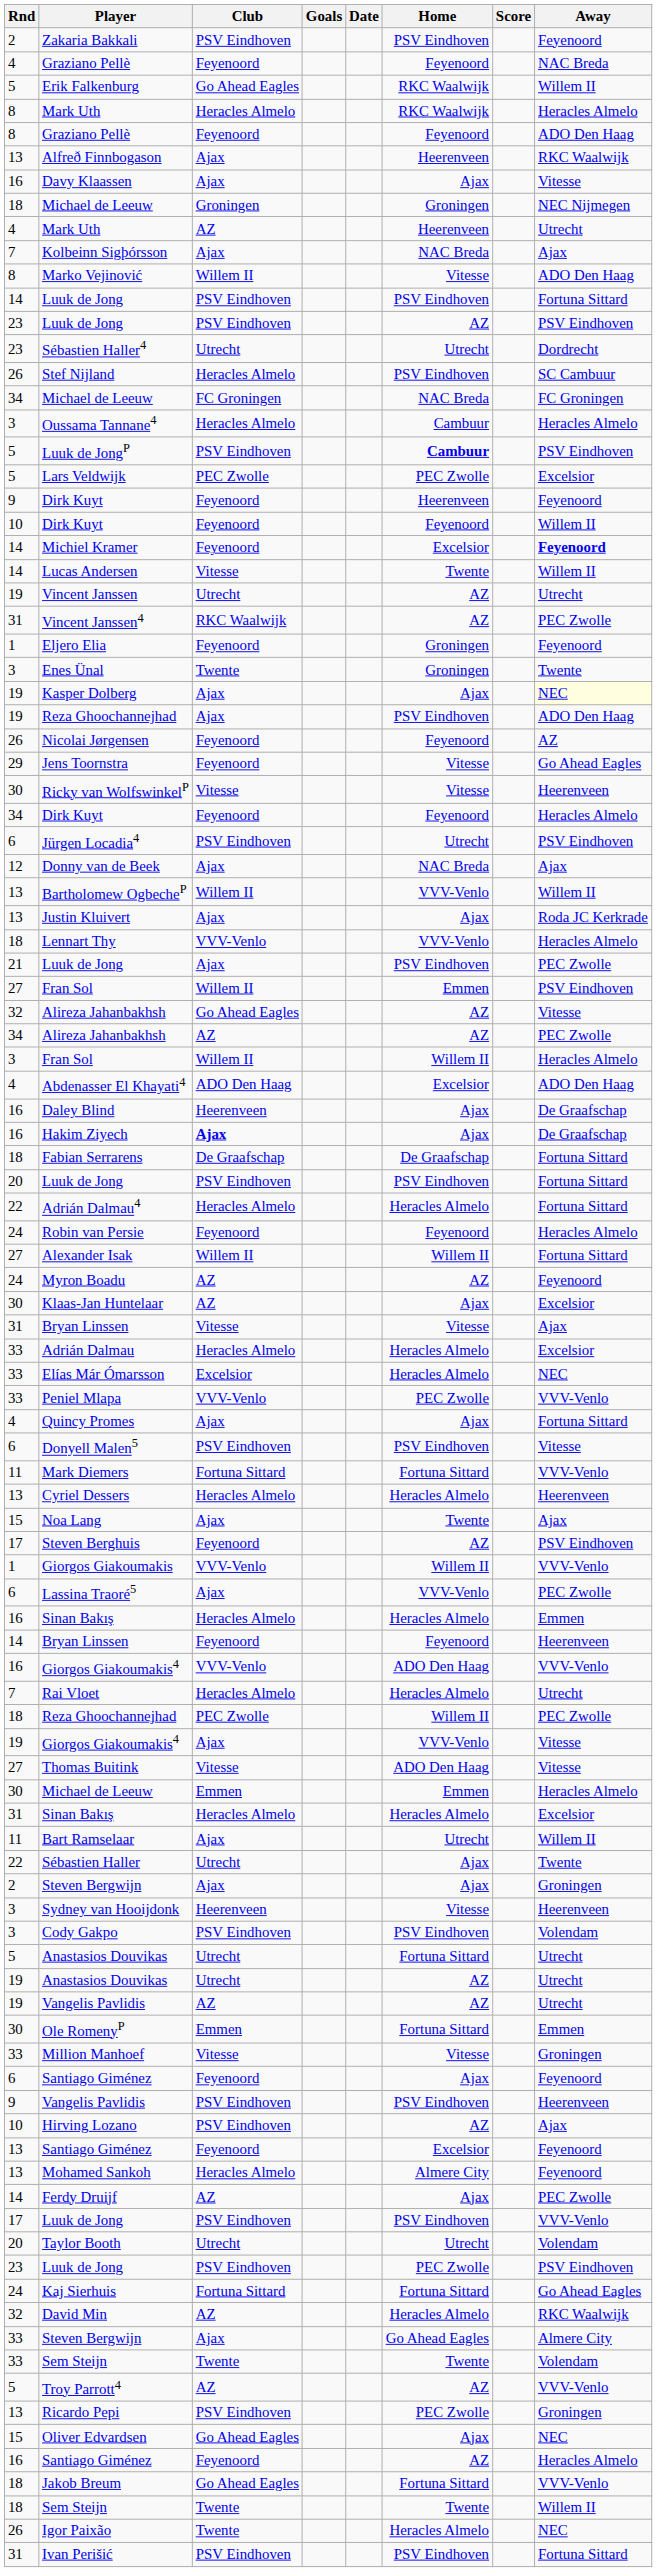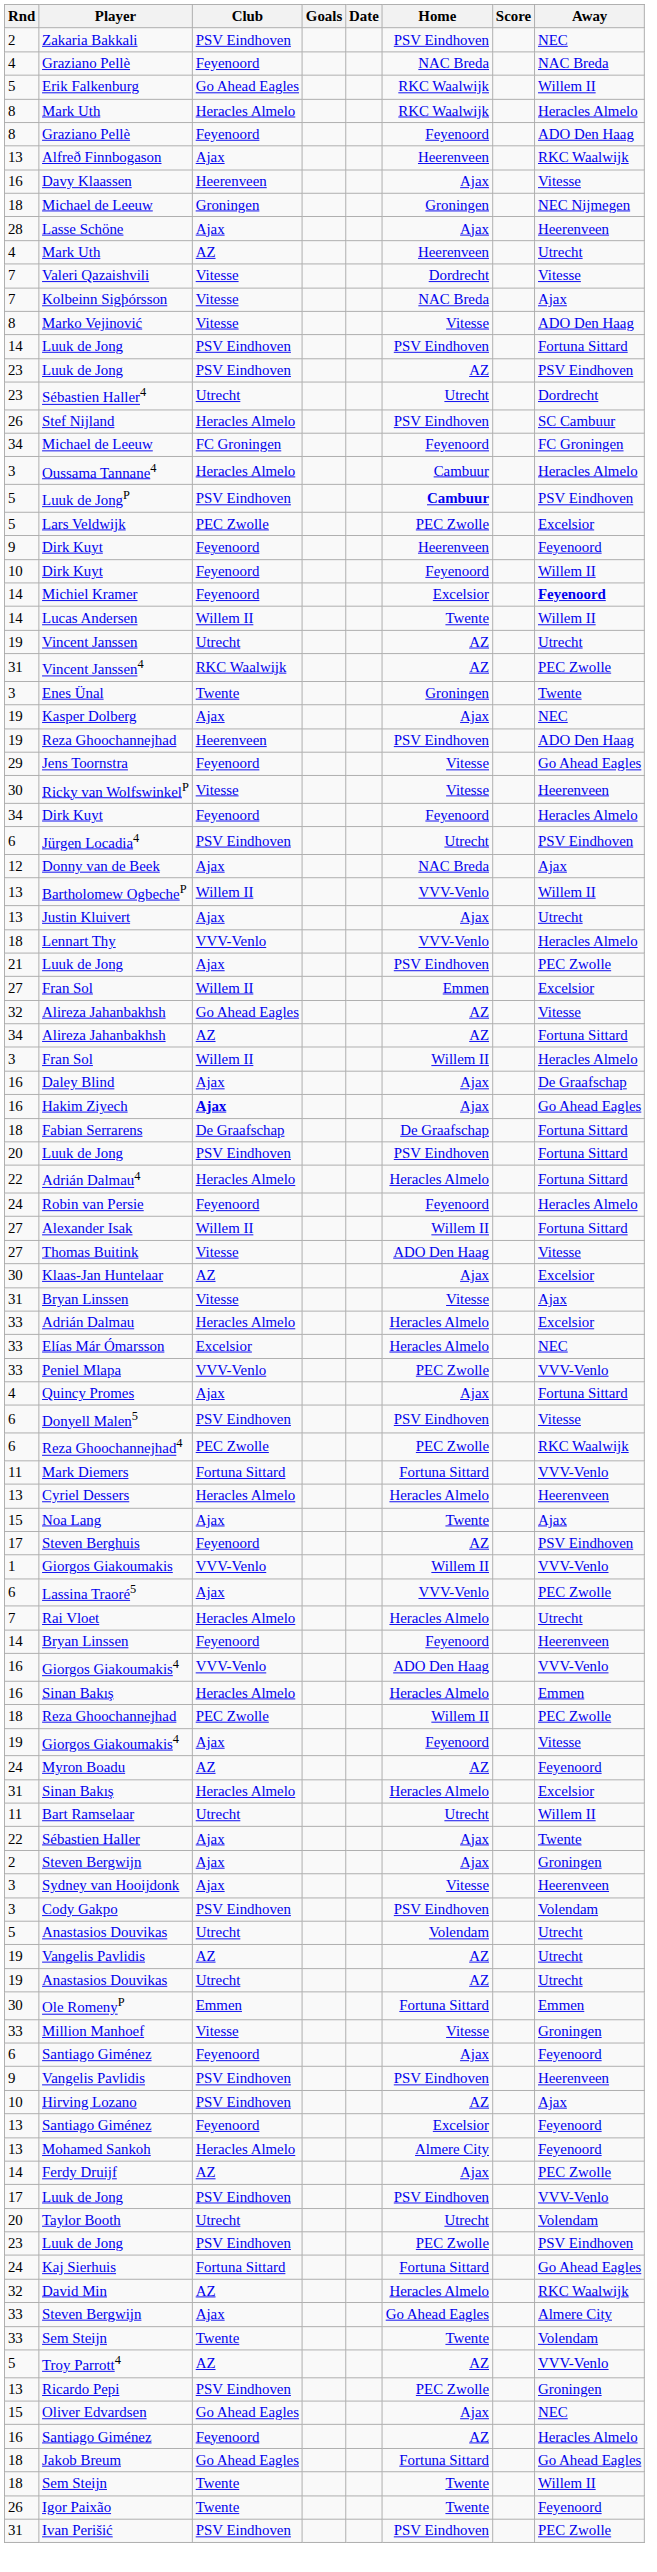(570, 39) Feyenoord -> (553, 39) NEC
(457, 63) Feyenoord -> (454, 63) NAC Breda
(210, 181) Ajax -> (231, 181) Heerenveen
+ row: (15, 228)
+ row: (12, 275)
(210, 252) Ajax -> (217, 299) Vitesse
(225, 275) Willem II -> (217, 323) Vitesse
(454, 397) NAC Breda -> (457, 445) Feyenoord
(217, 571) Vitesse -> (225, 618) Willem II
- row: (12, 645)
(553, 693) lightyellow background -> (553, 716) no background
(210, 716) Ajax -> (231, 740) Heerenveen
- row: (15, 740)
(593, 917) Roda JC Kerkrade -> (560, 917) Utrecht
(586, 988) PSV Eindhoven -> (566, 988) Excelsior
(575, 1035) PEC Zwolle -> (583, 1035) Fortuna Sittard
- row: (12, 1084)
(231, 1110) Heerenveen -> (210, 1082) Ajax
(582, 1134) De Graafschap -> (590, 1106) Go Ahead Eagles
rows swapped: (15, 1767) <-> (15, 1279)
+ row: (12, 1446)
rows swapped: (12, 1692) <-> (15, 1618)
(454, 1742) VVV-Venlo -> (457, 1742) Feyenoord
- row: (15, 1791)
(210, 1838) Ajax -> (218, 1814) Utrecht
(218, 1862) Utrecht -> (210, 1838) Ajax
(231, 1909) Heerenveen -> (210, 1885) Ajax
(444, 1956) Fortuna Sittard -> (459, 1932) Volendam
rows swapped: (15, 1980) <-> (15, 2003)
(573, 2483) VVV-Venlo -> (590, 2460) Go Ahead Eagles
(439, 2530) Heracles Almelo -> (467, 2507) Twente
(553, 2530) NEC -> (570, 2507) Feyenoord
(583, 2554) Fortuna Sittard -> (575, 2530) PEC Zwolle
